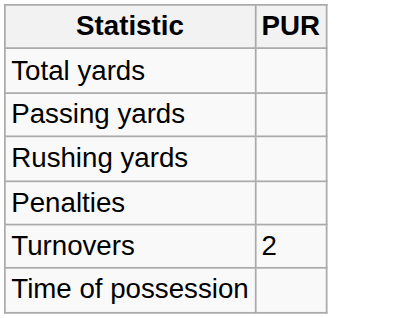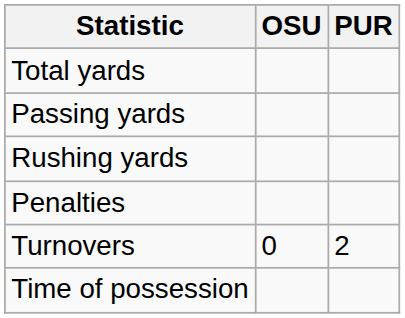+ column: (291, 26)
